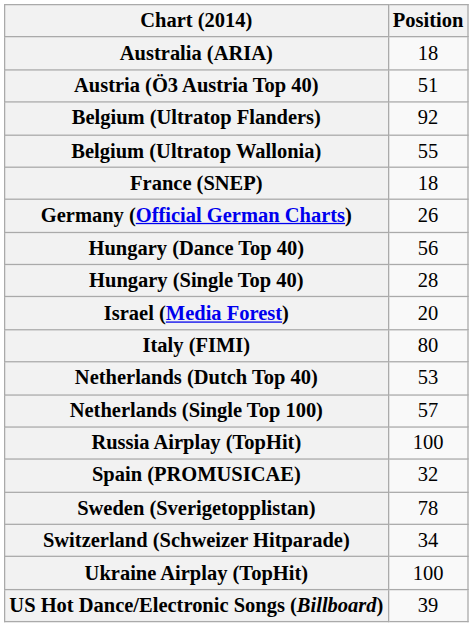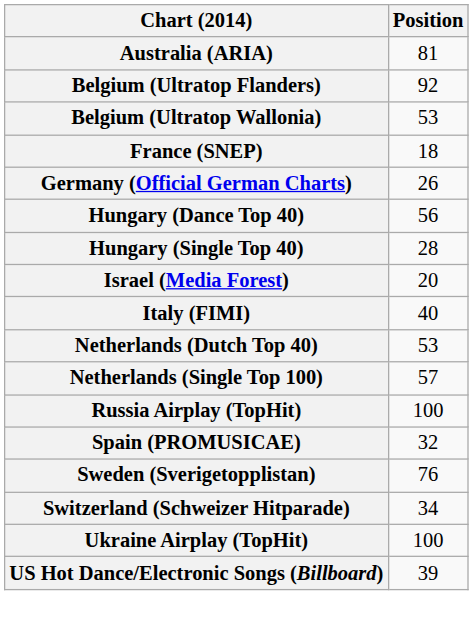(428, 53) 18 -> (428, 53) 81
- row: (196, 85)
(428, 150) 55 -> (428, 118) 53
(428, 345) 80 -> (428, 313) 40
(428, 507) 78 -> (428, 475) 76
